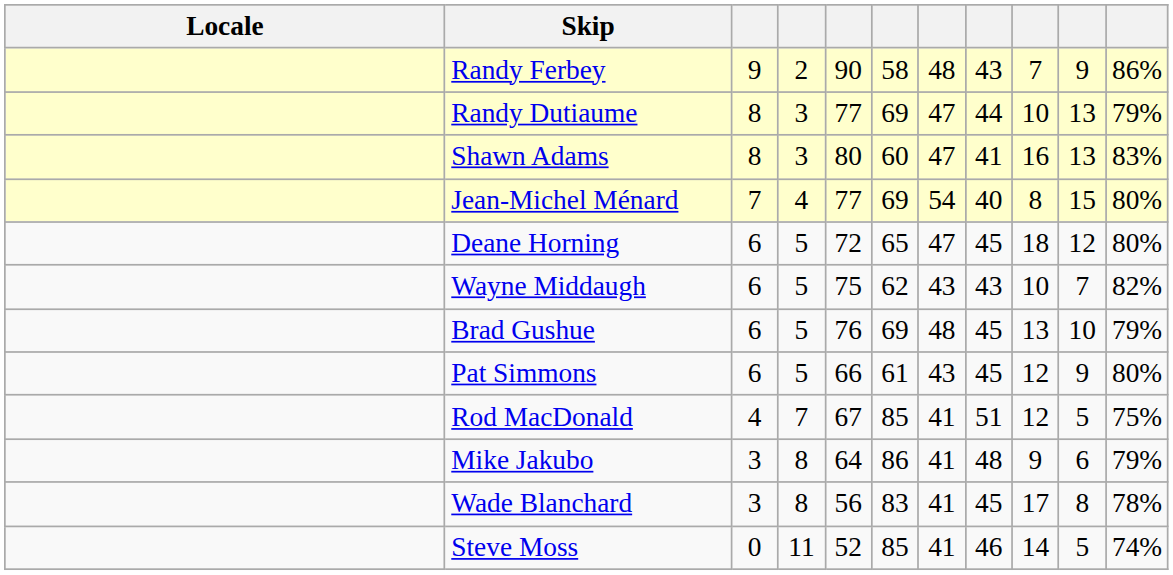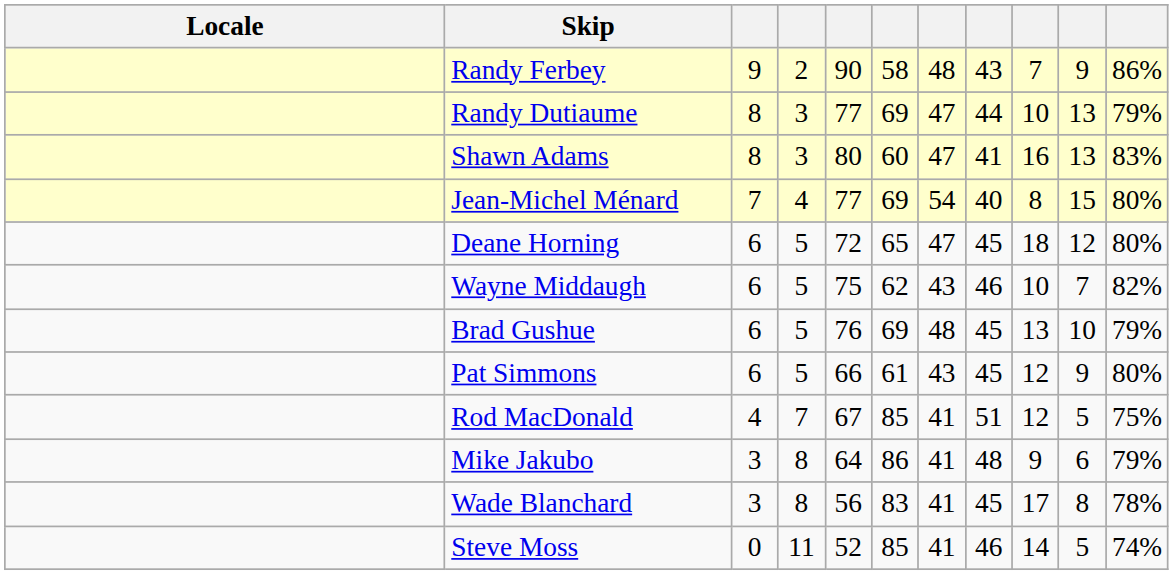(989, 286) 43 -> (989, 286) 46
